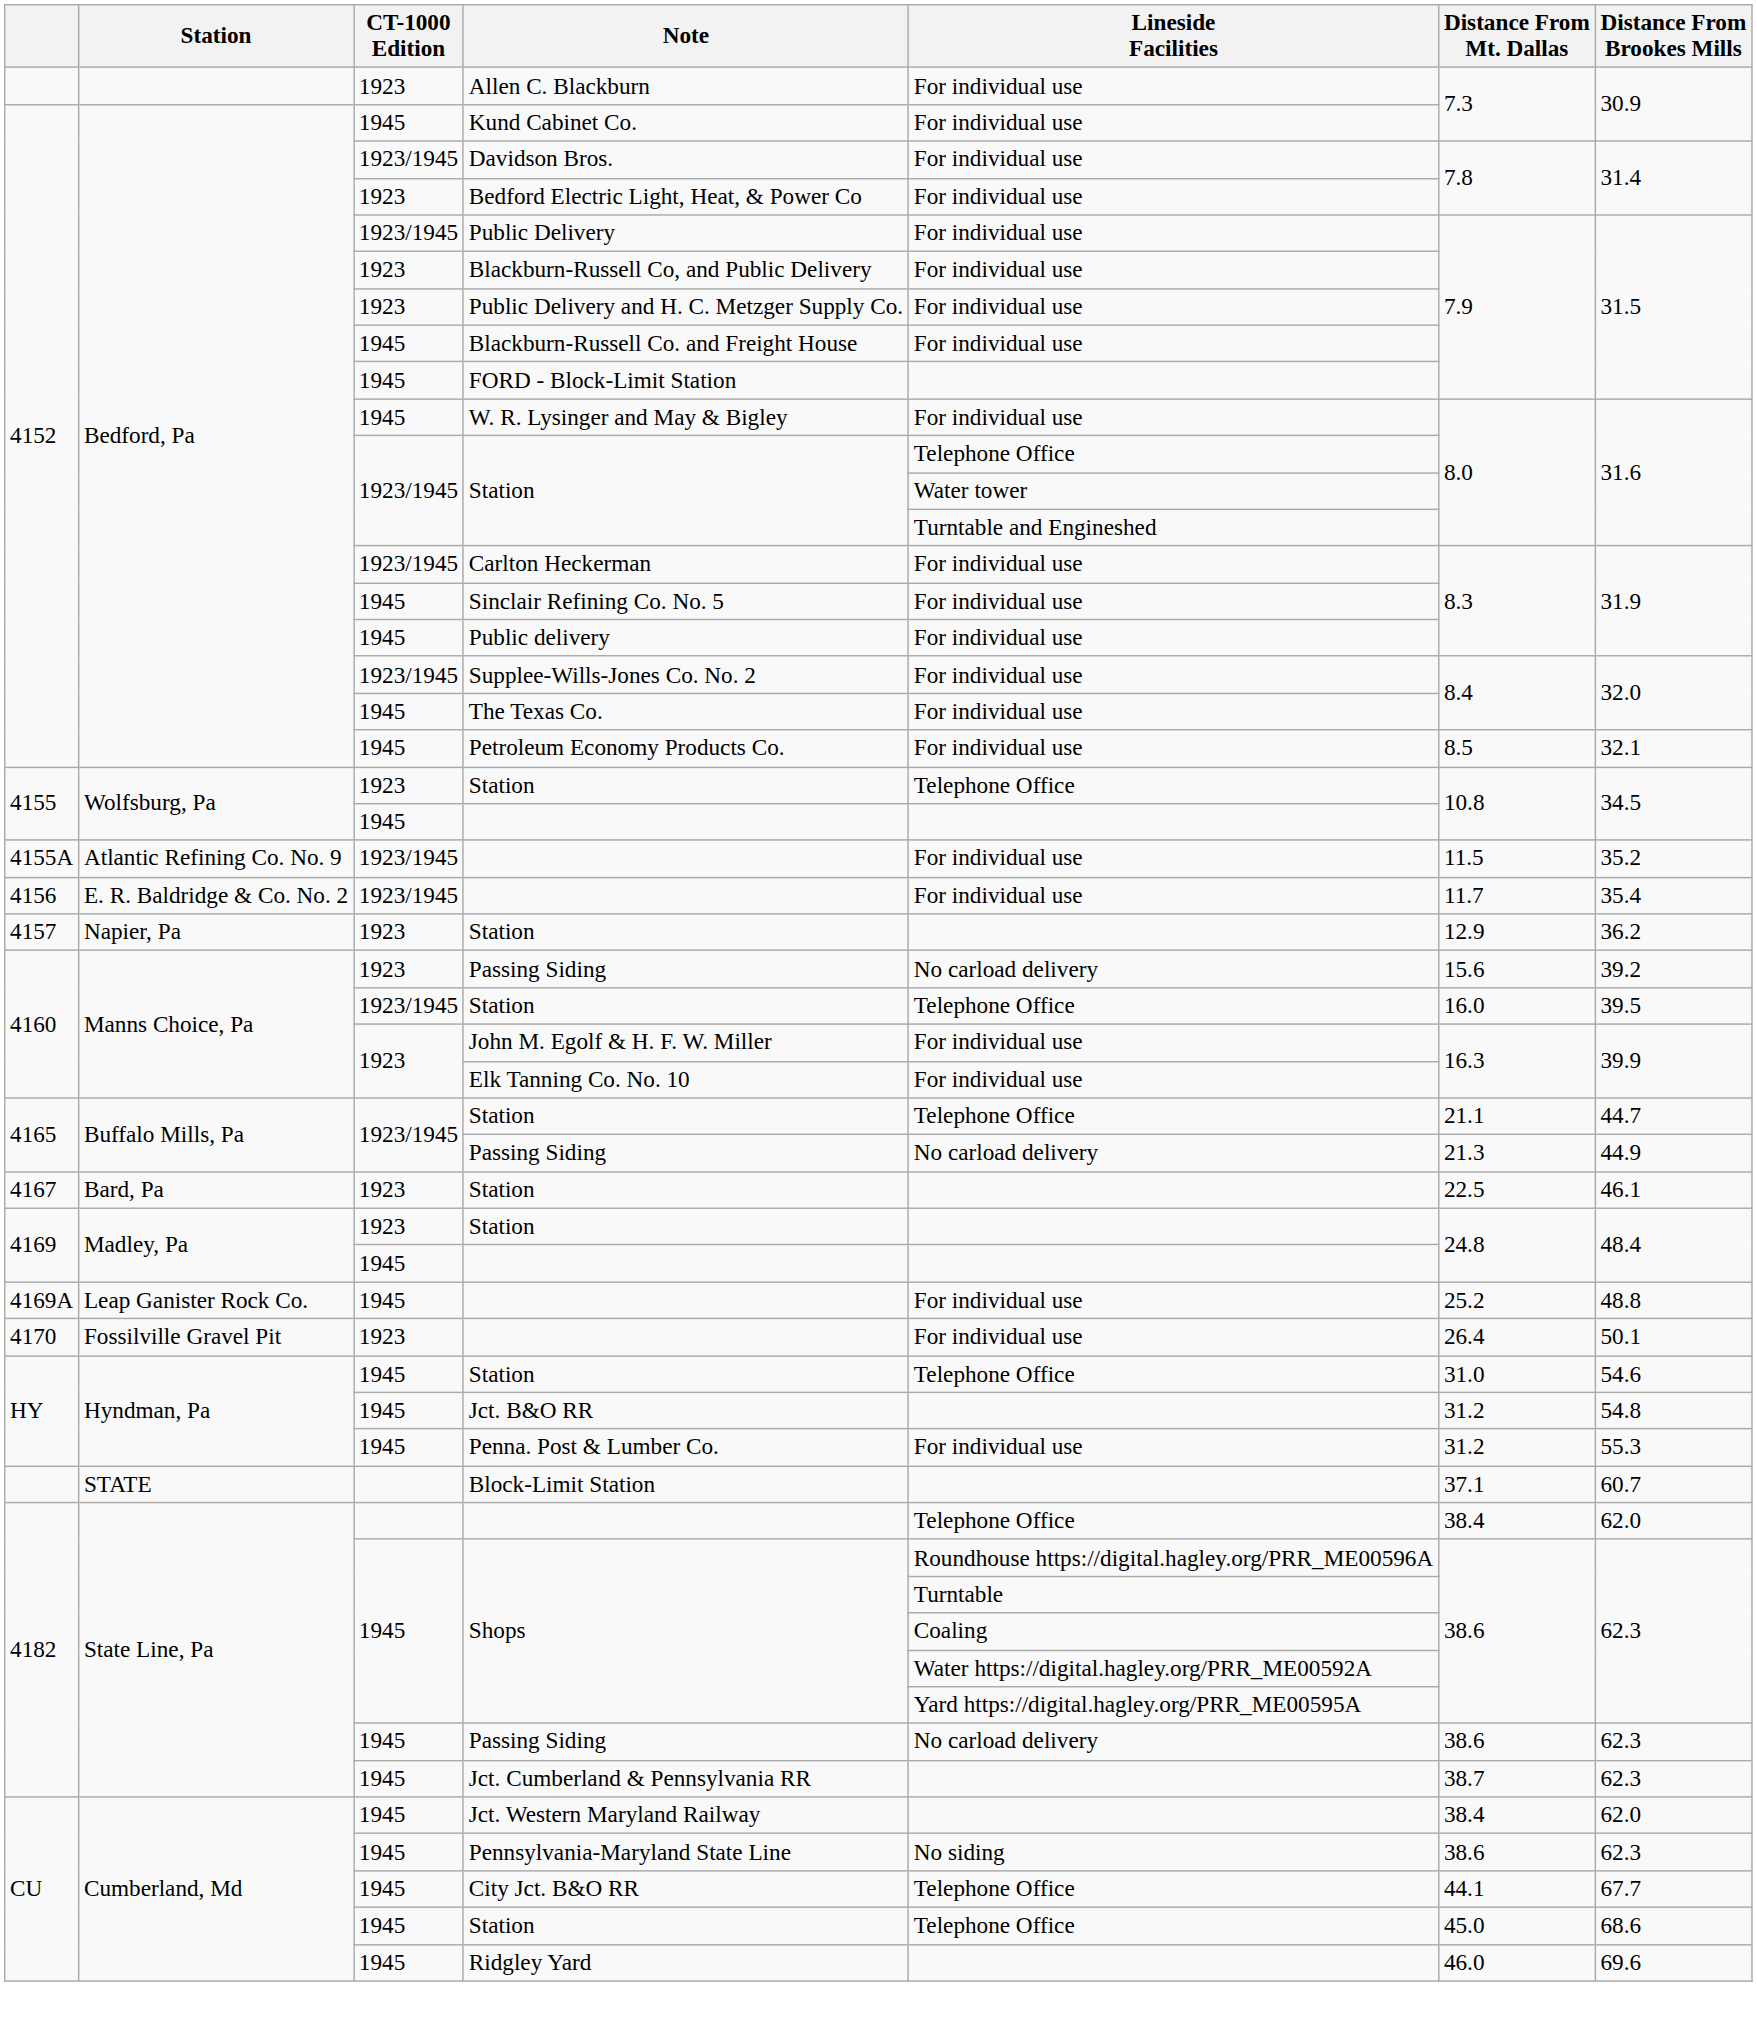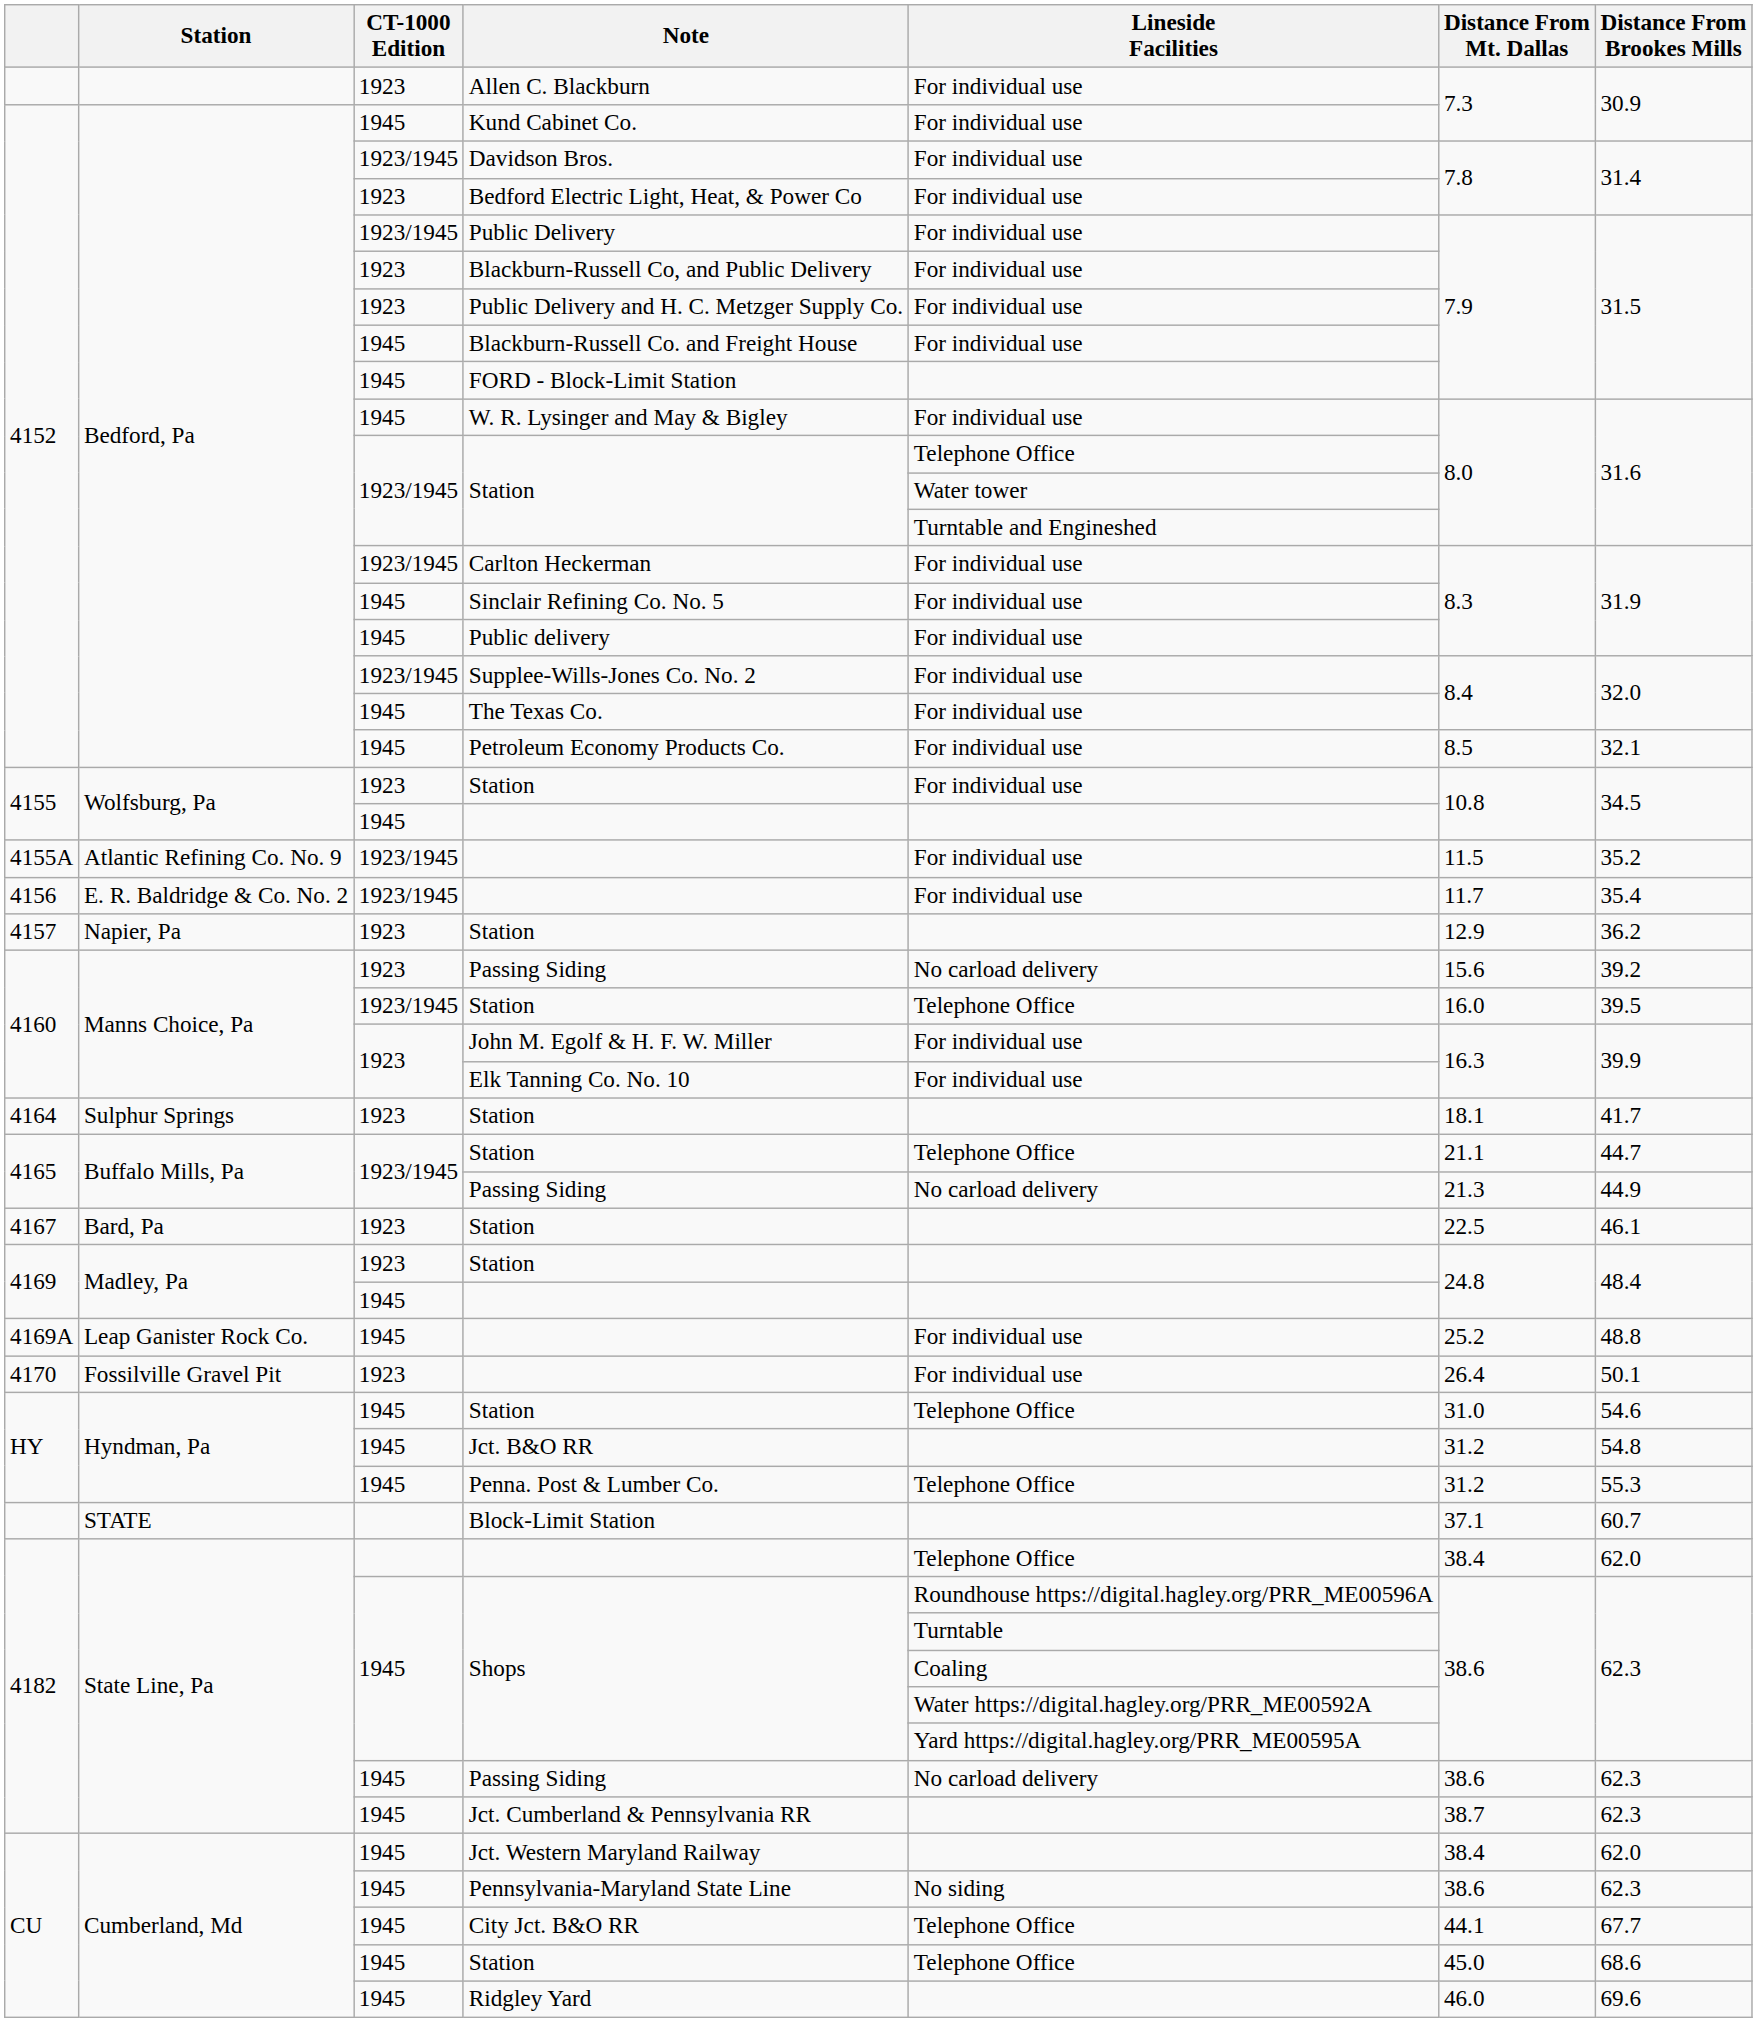(994, 784) Telephone Office -> (998, 784) For individual use
+ row: (159, 1116)
(998, 1447) For individual use -> (994, 1483) Telephone Office
